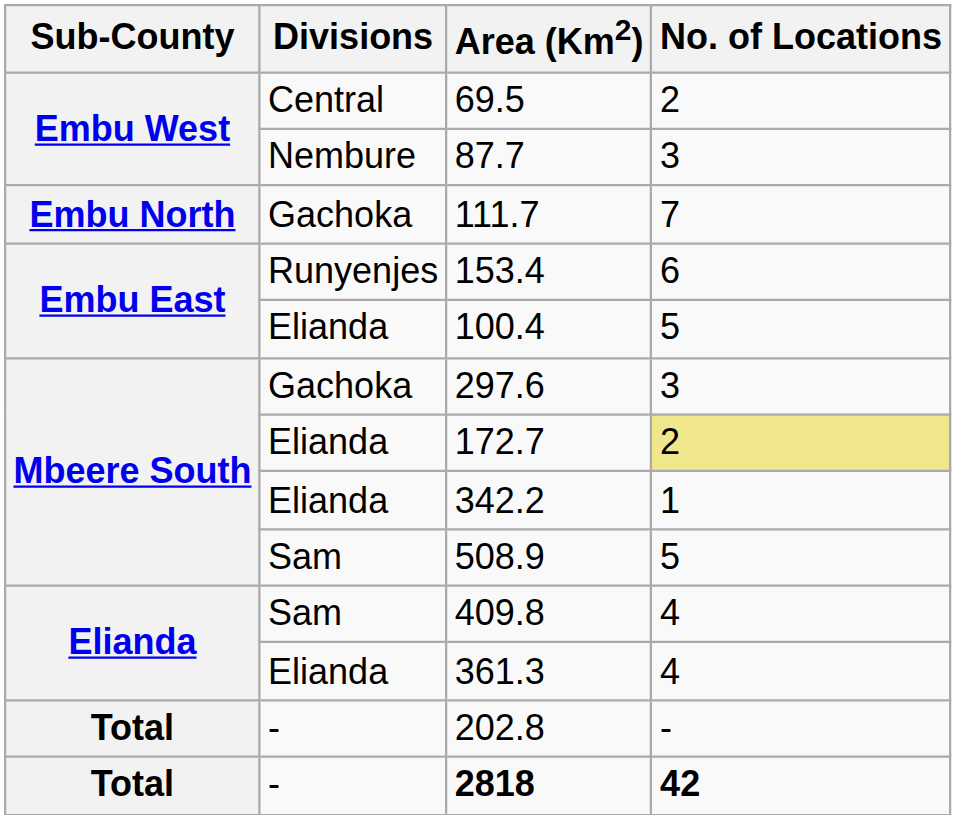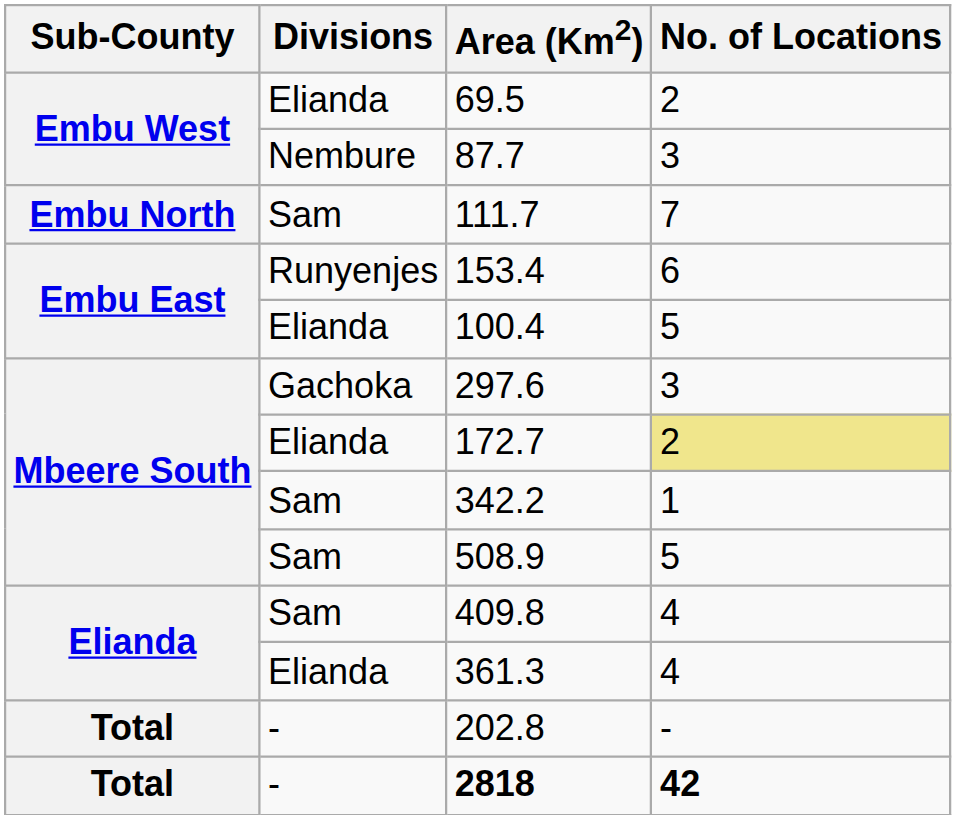(326, 99) Central -> (328, 99) Elianda
(340, 214) Gachoka -> (305, 214) Sam
(328, 499) Elianda -> (305, 499) Sam
